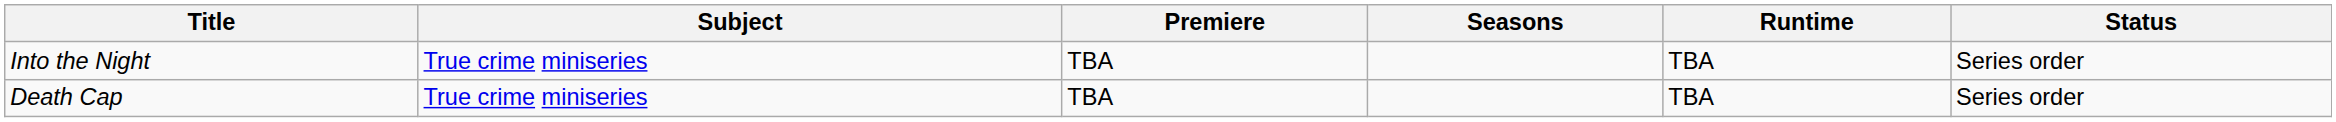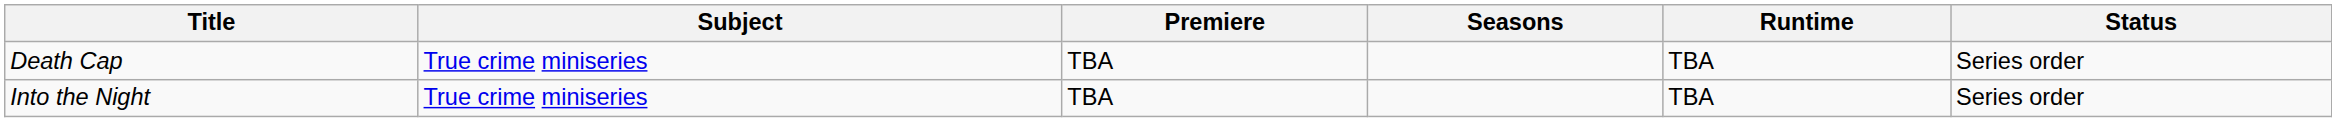rows swapped: (66, 97) <-> (80, 60)
